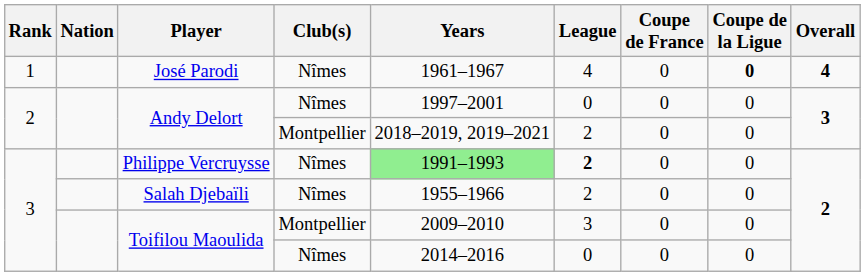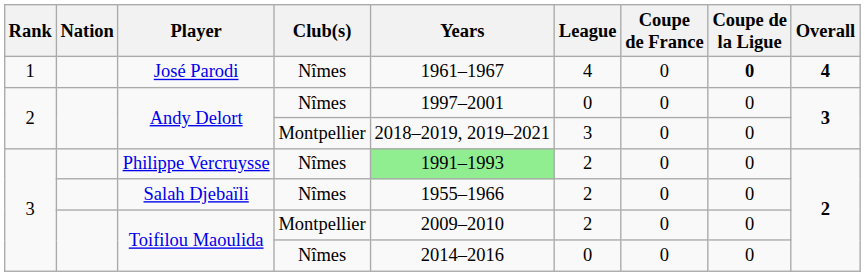(588, 132) 2 -> (588, 132) 3
(588, 163) bold -> (588, 163) normal
(588, 224) 3 -> (588, 224) 2
